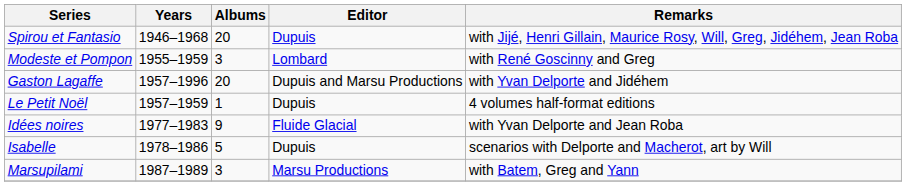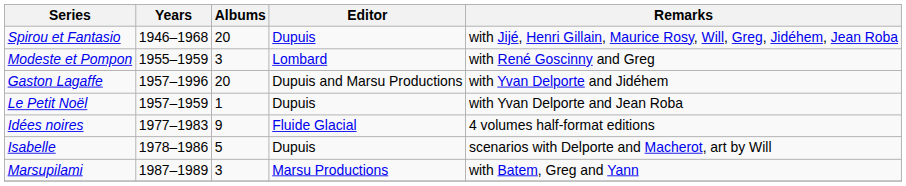(562, 103) 4 volumes half-format editions -> (576, 103) with Yvan Delporte and Jean Roba
(576, 125) with Yvan Delporte and Jean Roba -> (562, 125) 4 volumes half-format editions
